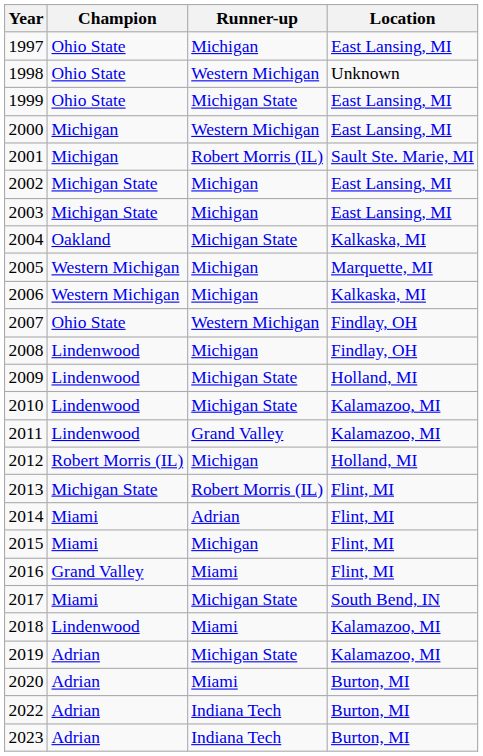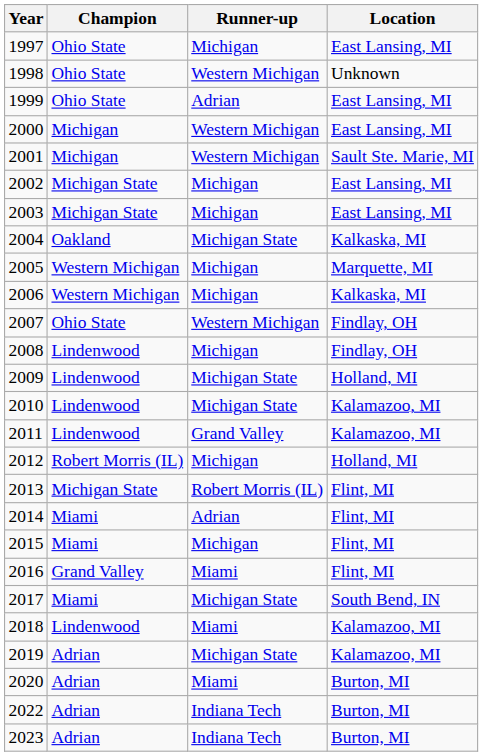(244, 101) Michigan State -> (215, 101) Adrian
(257, 156) Robert Morris (IL) -> (255, 156) Western Michigan
